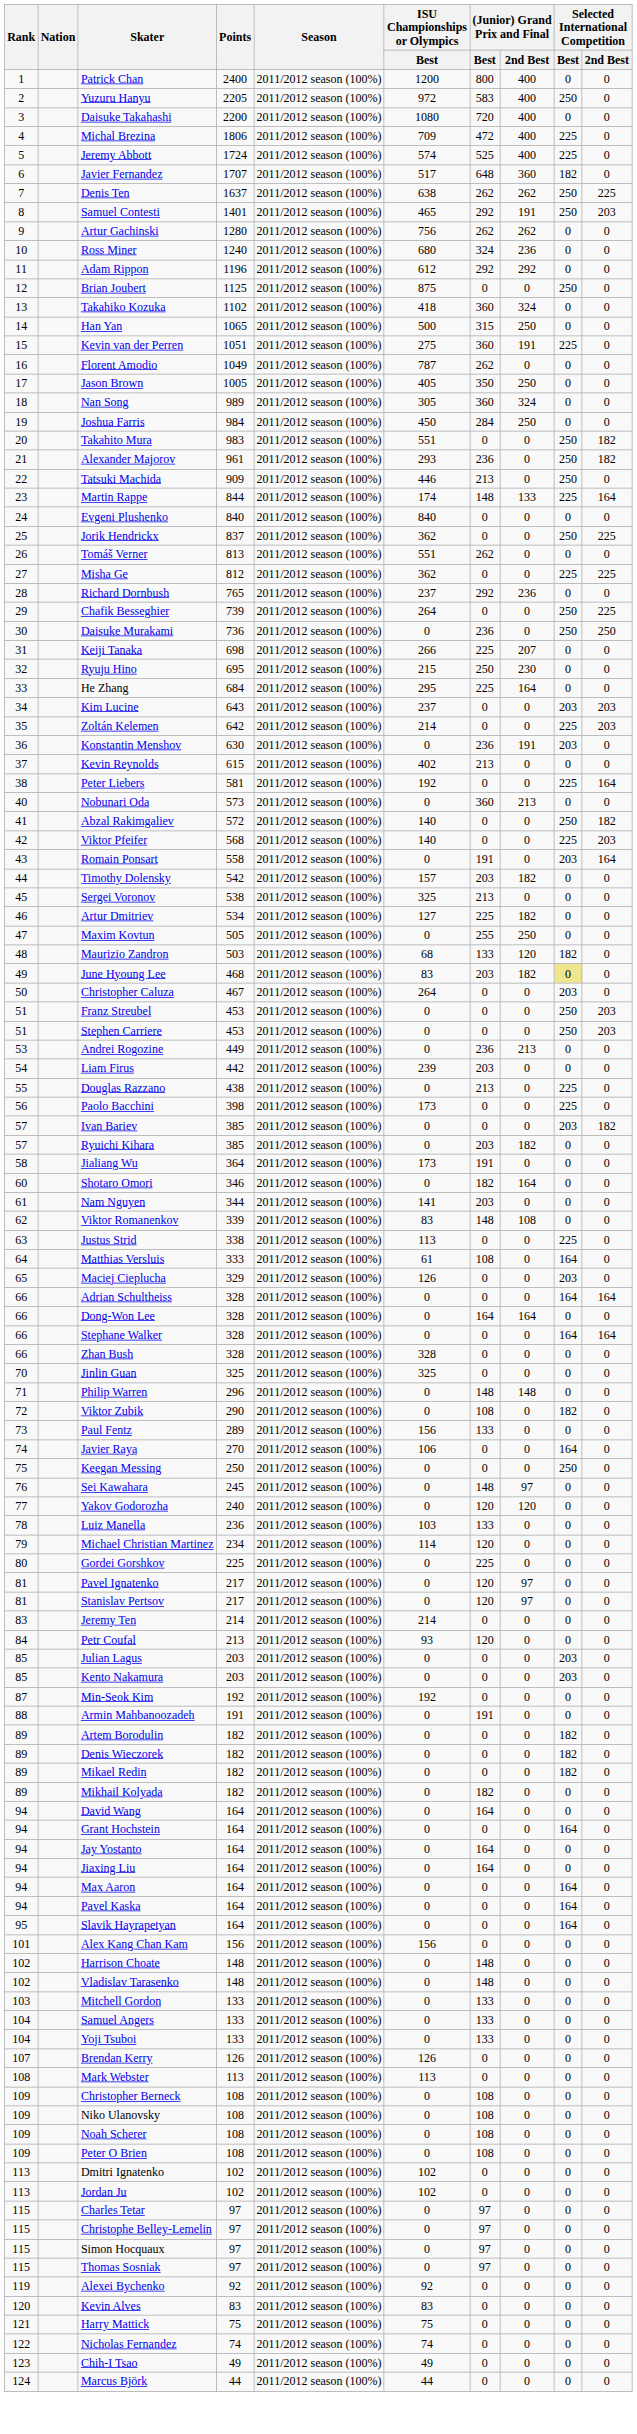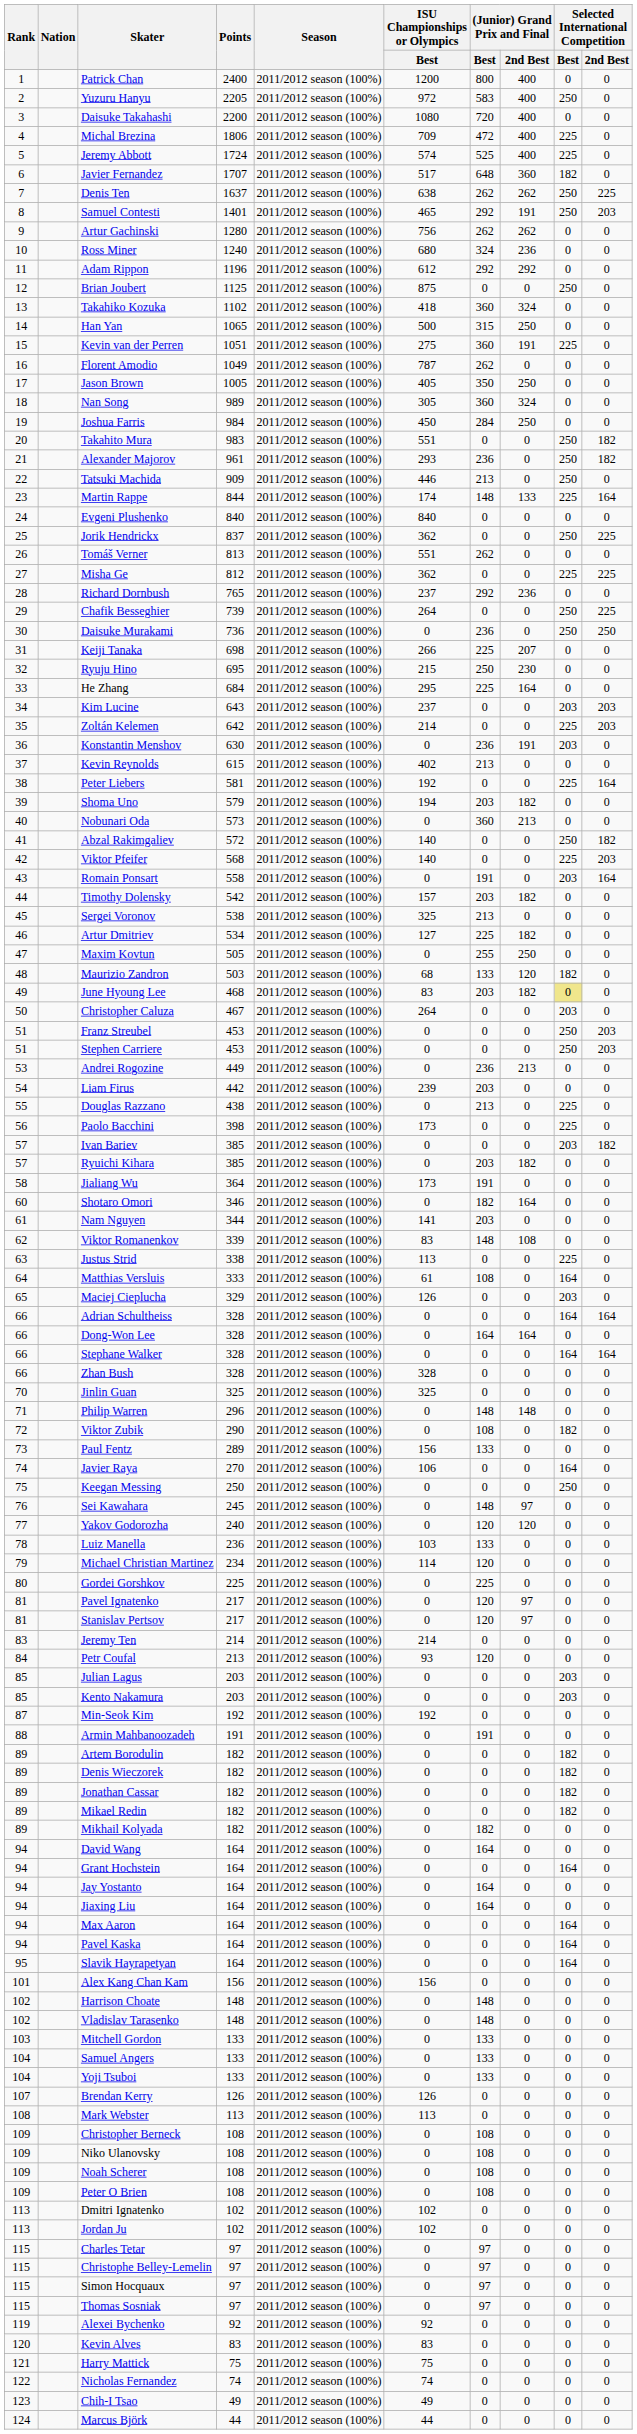+ row: (109, 802)
+ row: (120, 1791)
